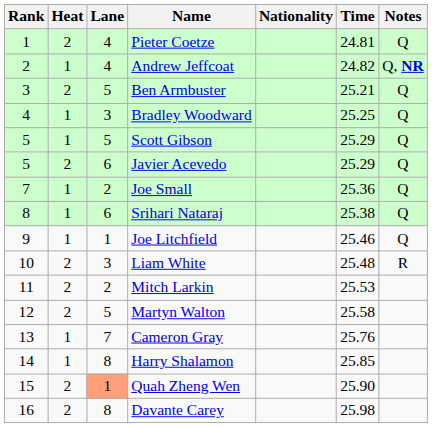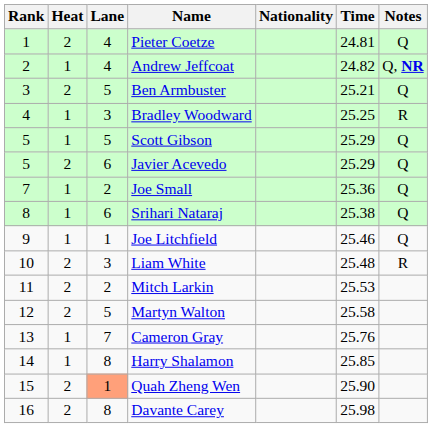(403, 115) Q -> (403, 115) R
